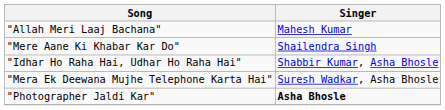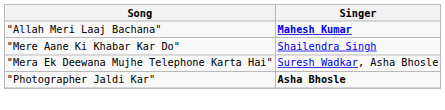(315, 30) normal -> (315, 30) bold
- row: (124, 63)
